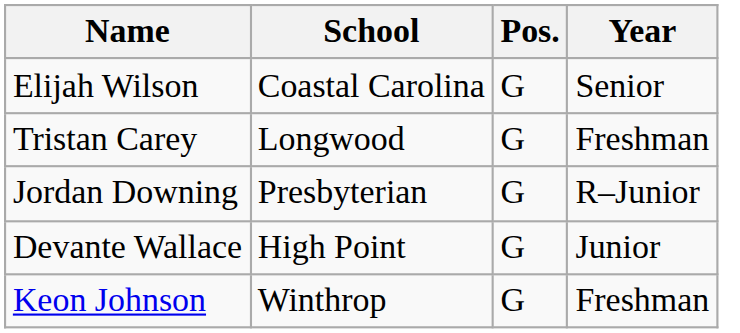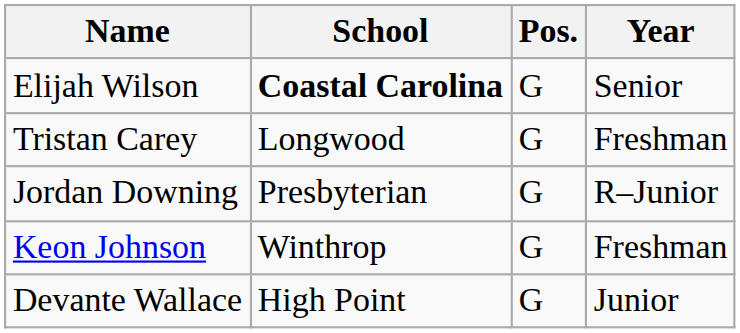(371, 85) normal -> (380, 85) bold
rows swapped: (128, 246) <-> (109, 300)
